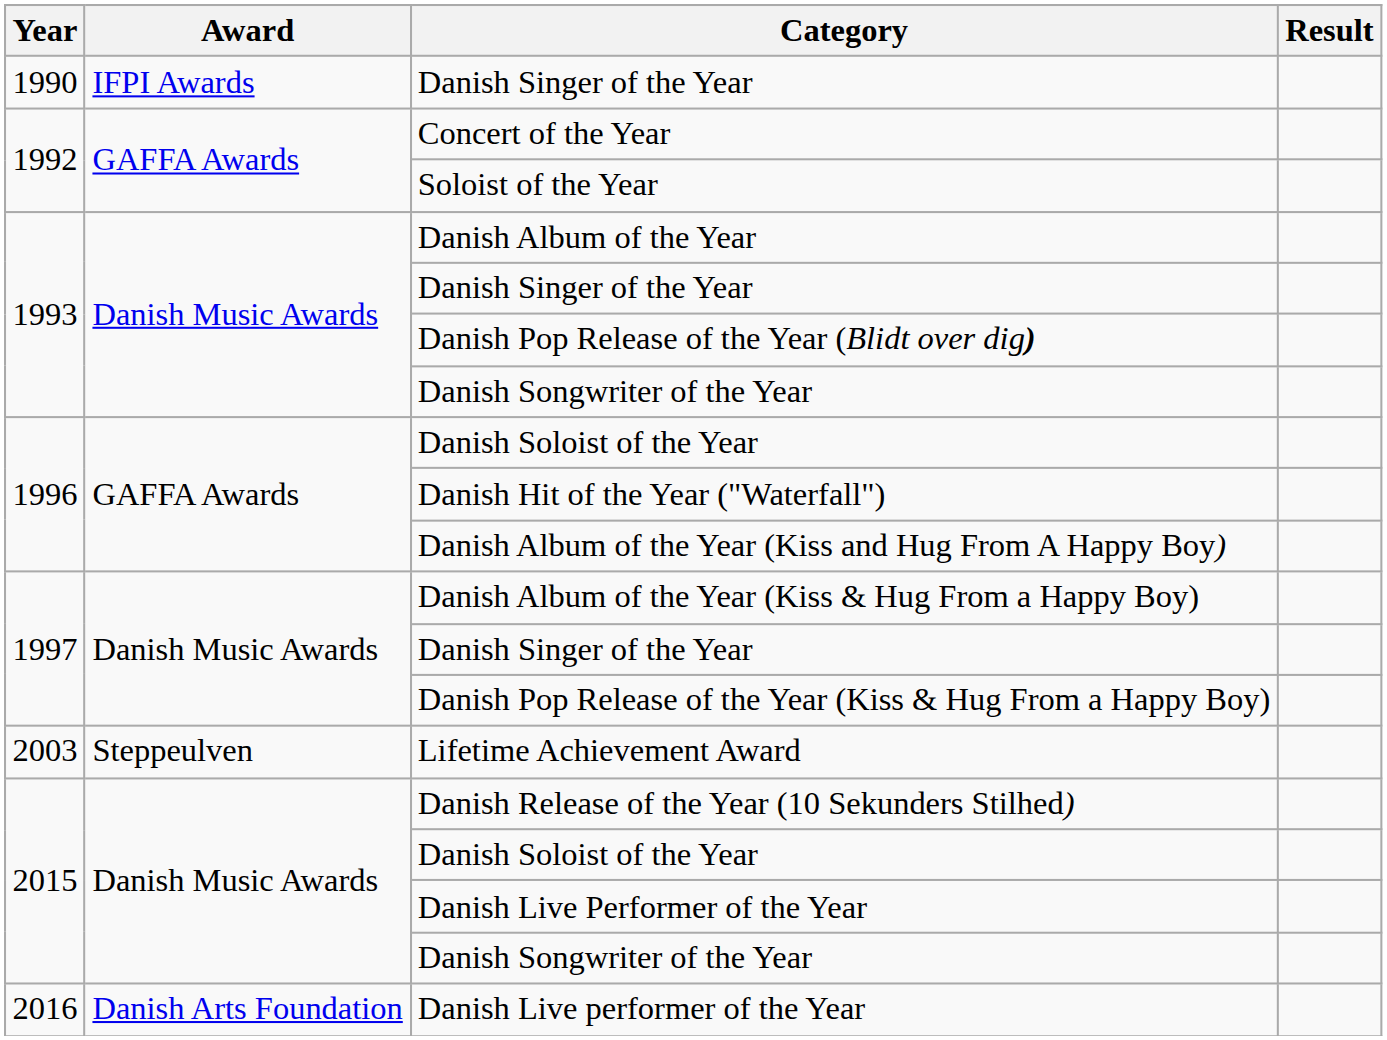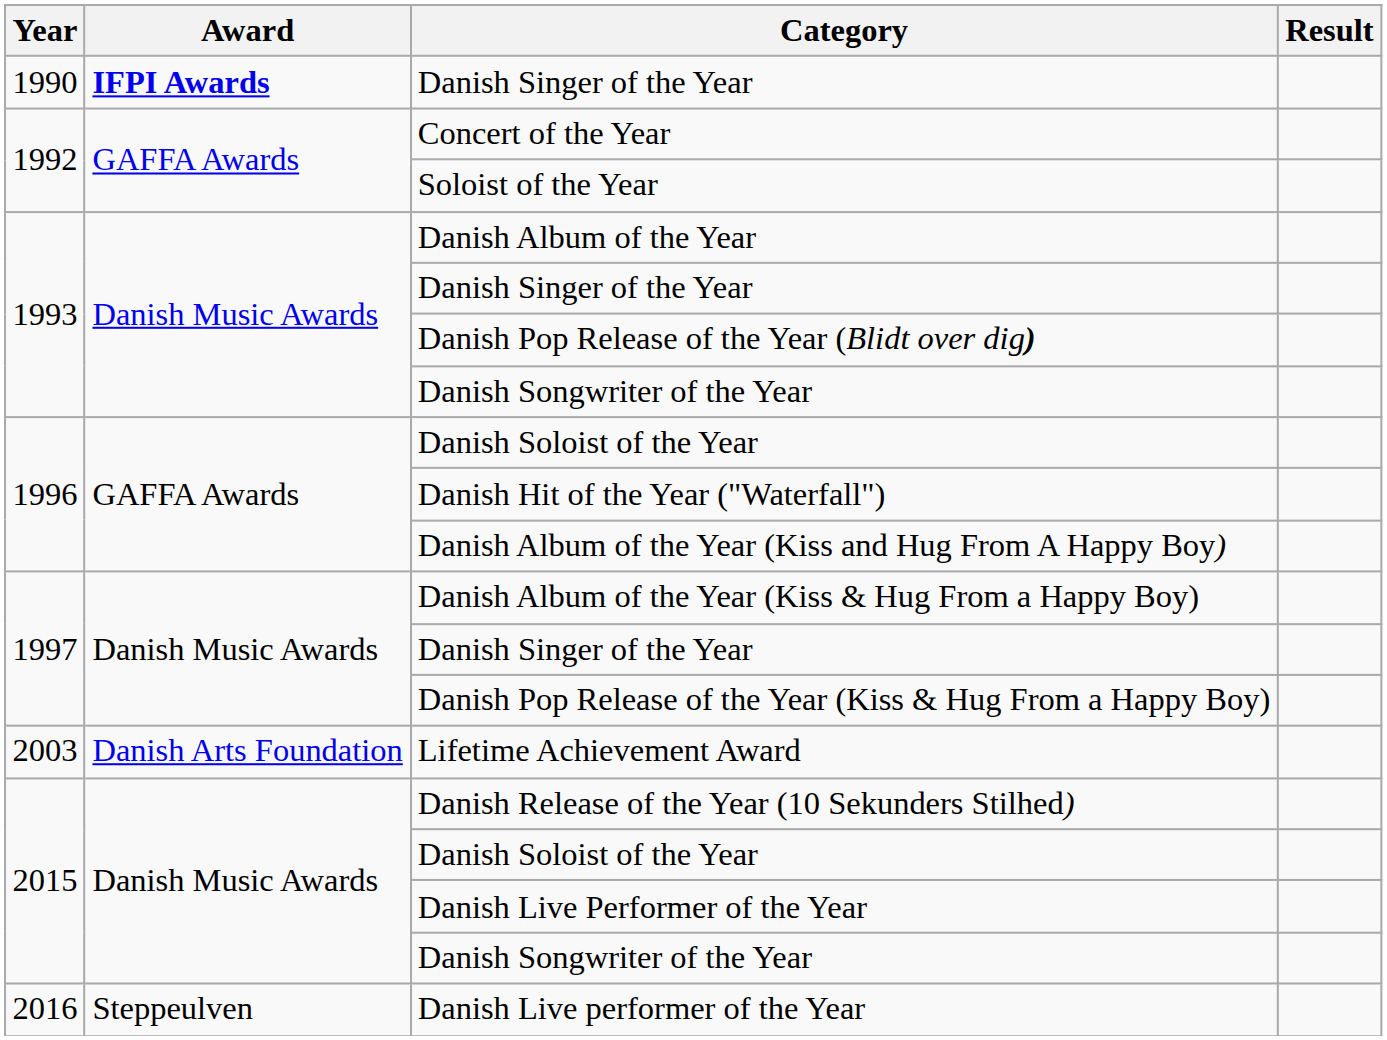(174, 81) normal -> (181, 81) bold
(173, 751) Steppeulven -> (248, 751) Danish Arts Foundation
(248, 1008) Danish Arts Foundation -> (173, 1008) Steppeulven
